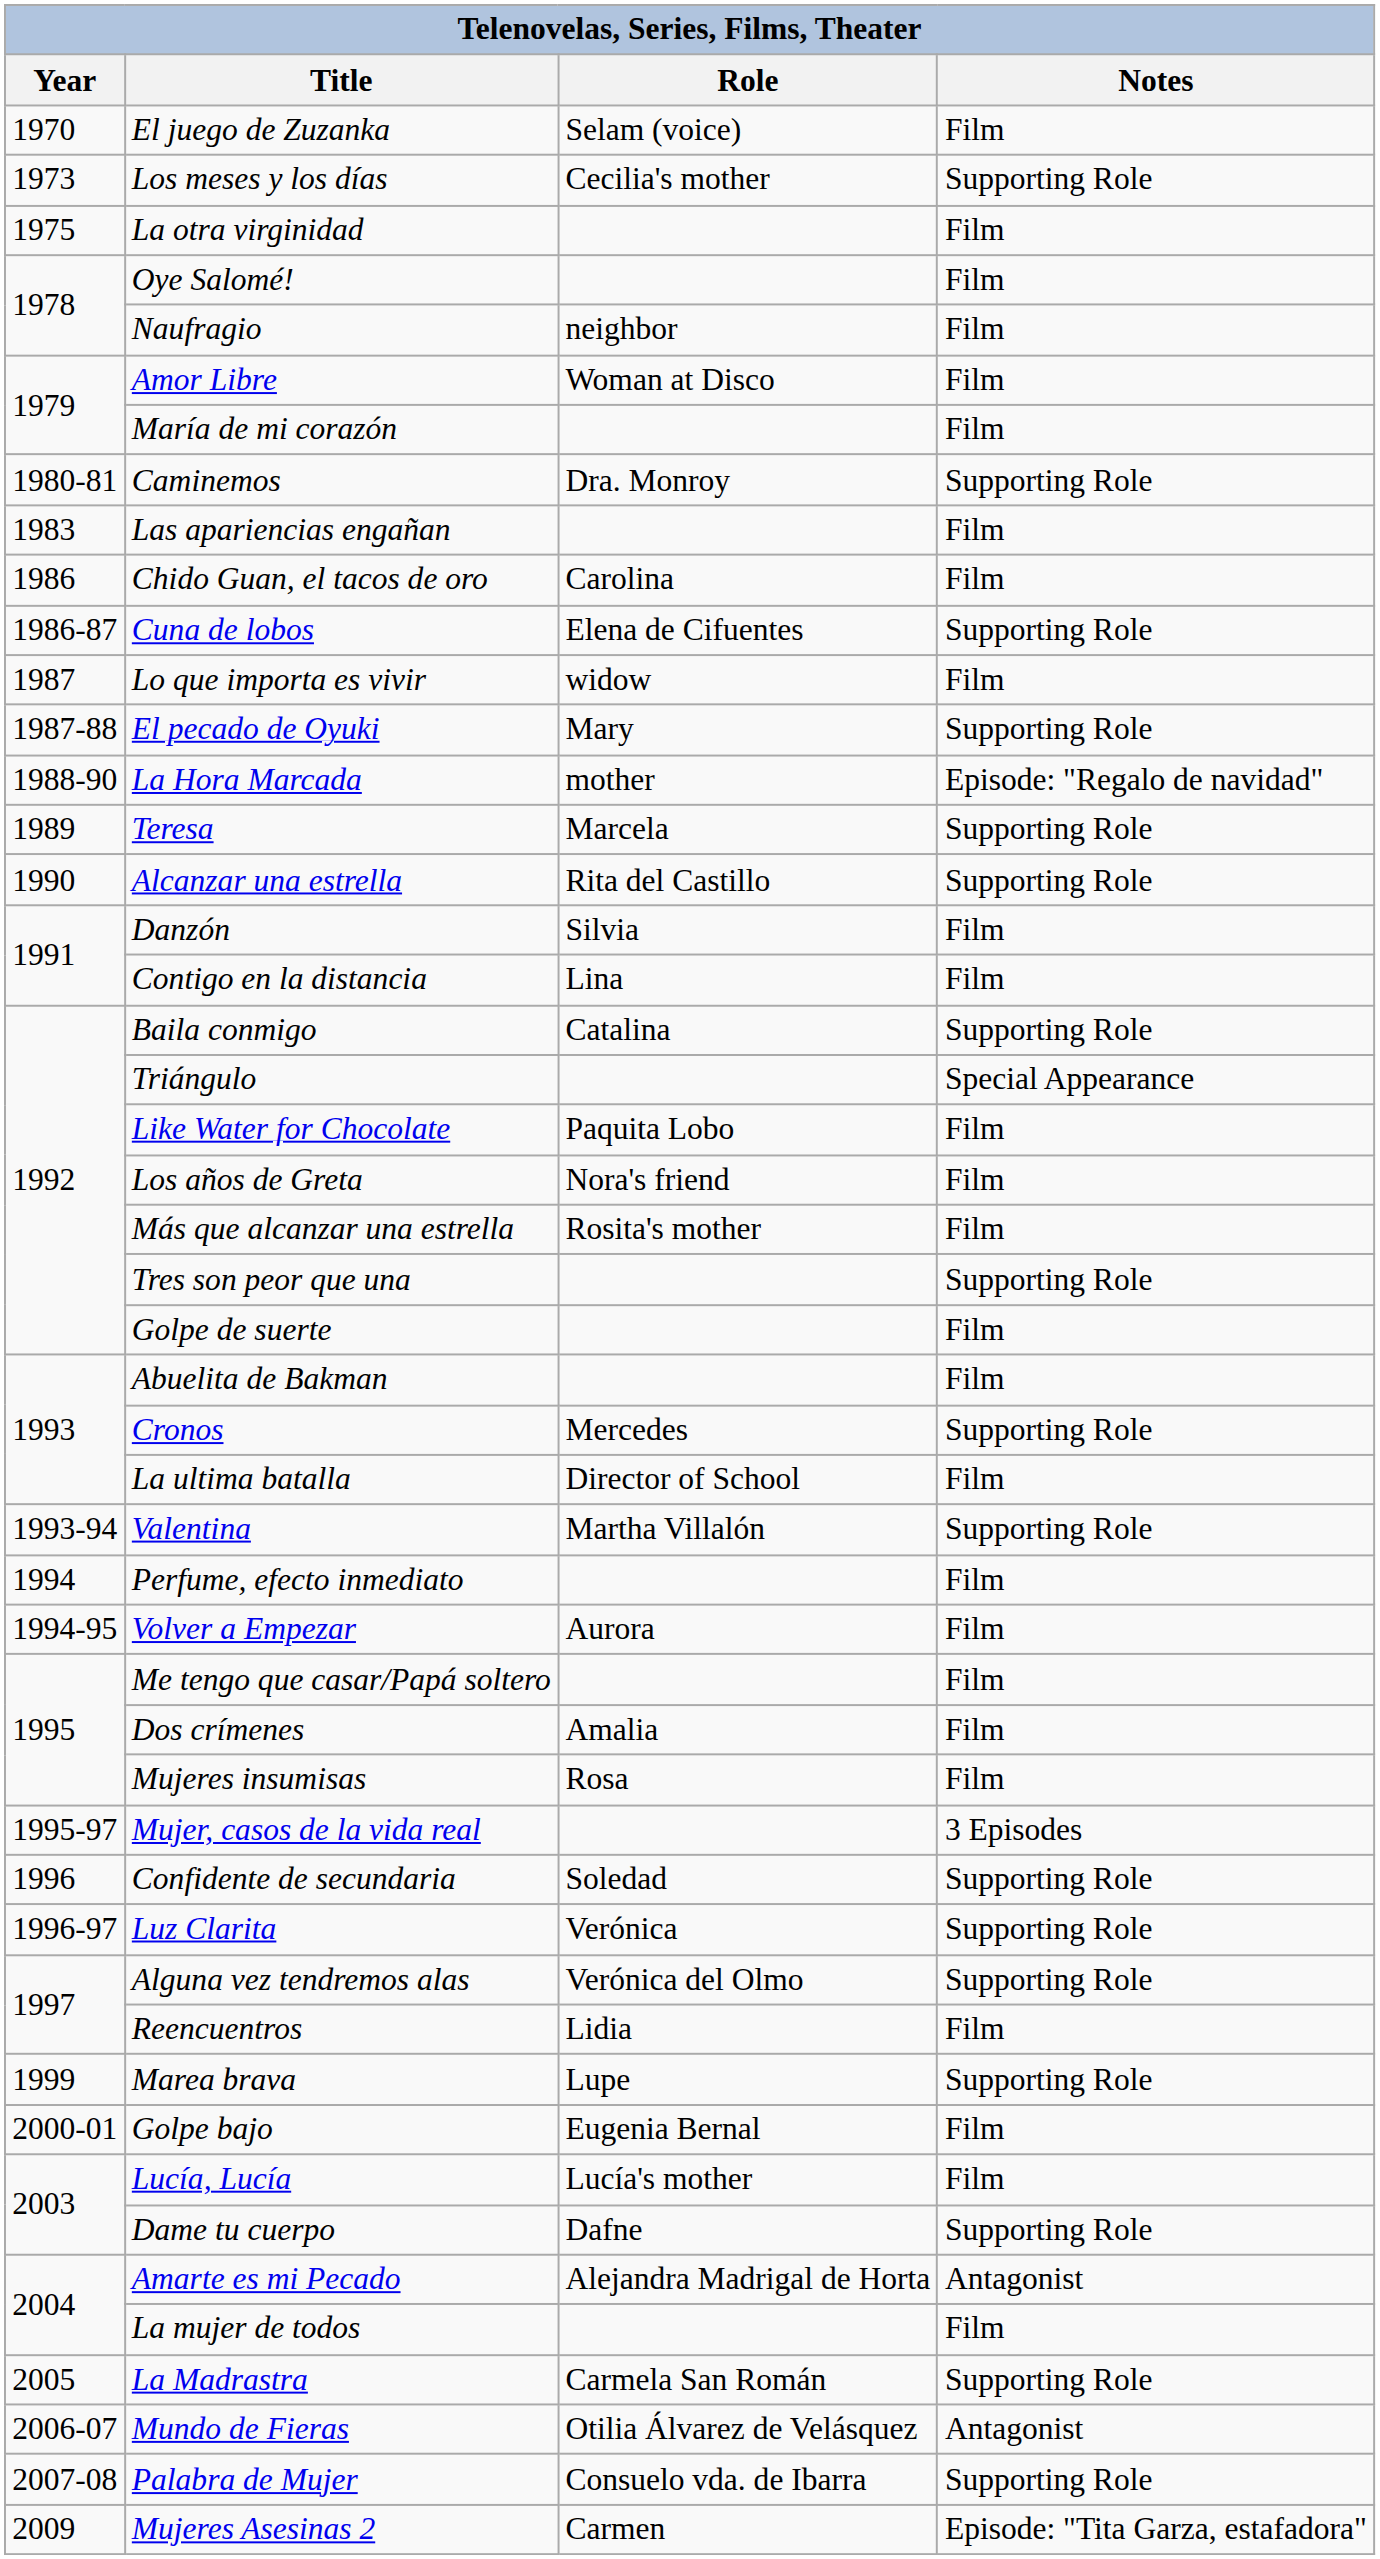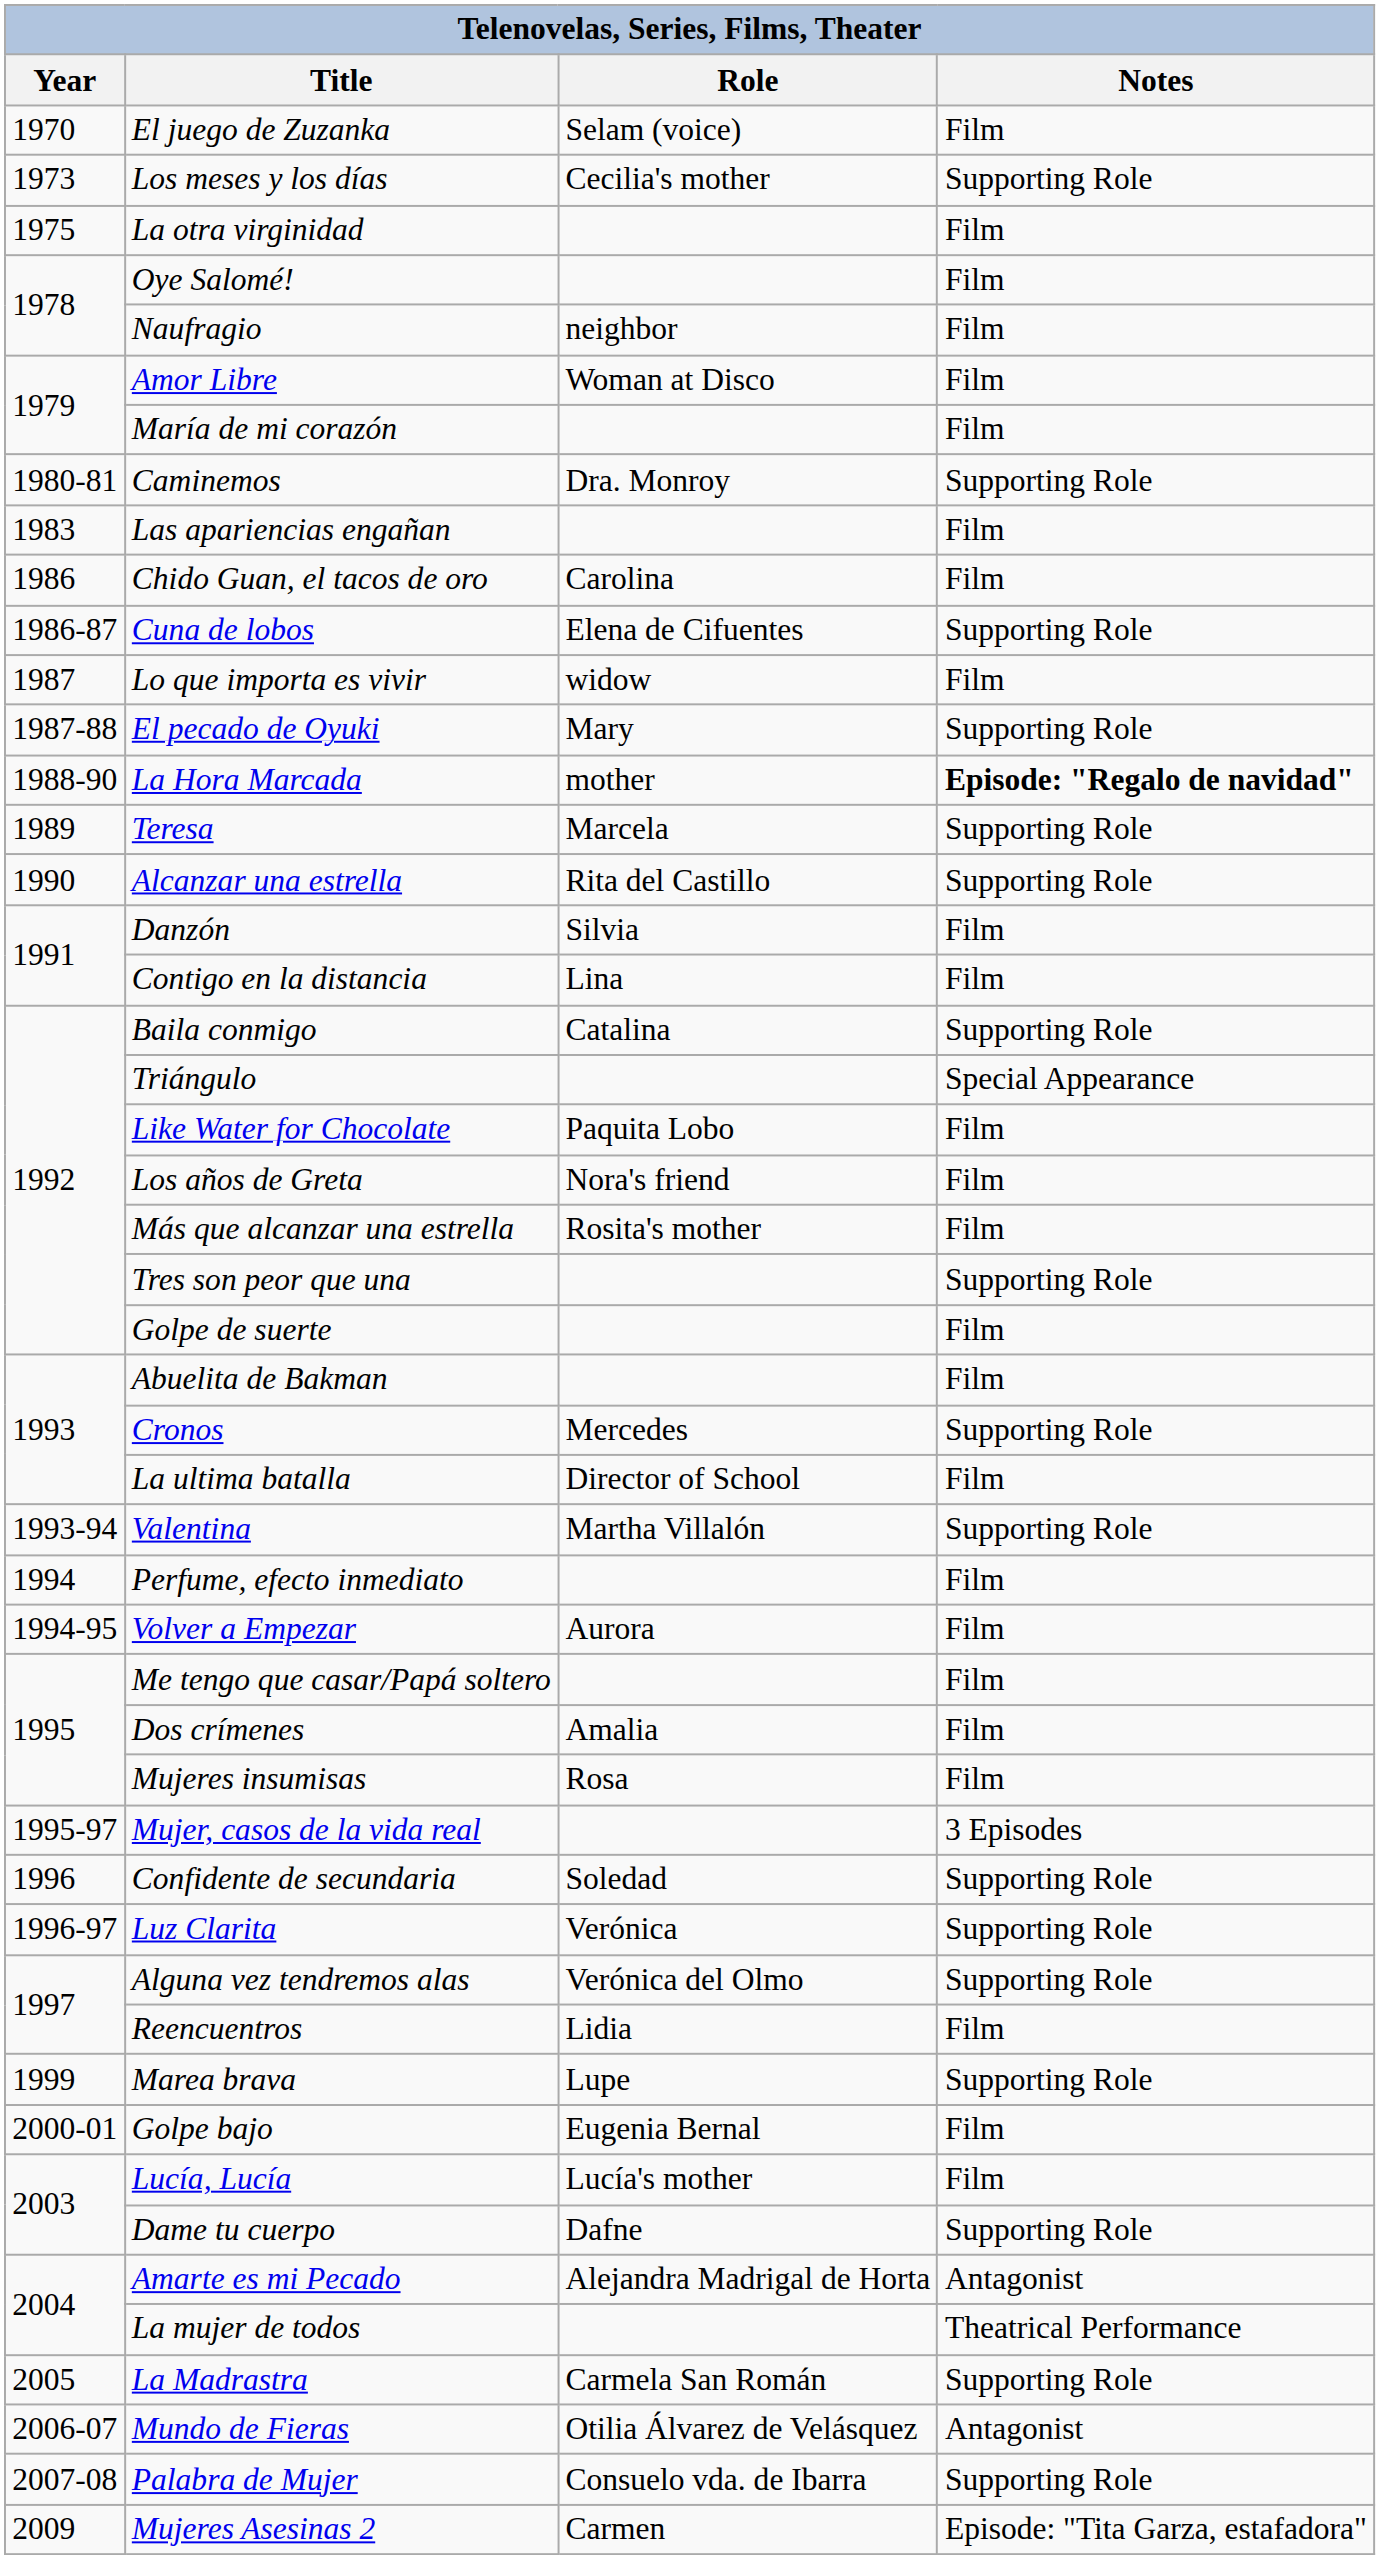(1134, 779) normal -> (1149, 779) bold
(975, 2328) Film -> (1093, 2328) Theatrical Performance
